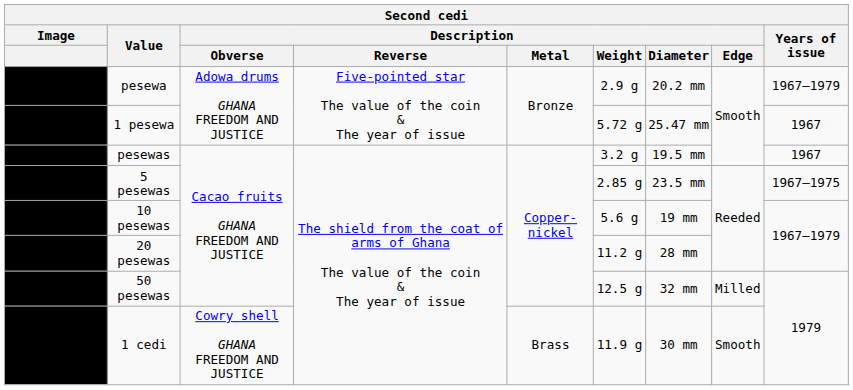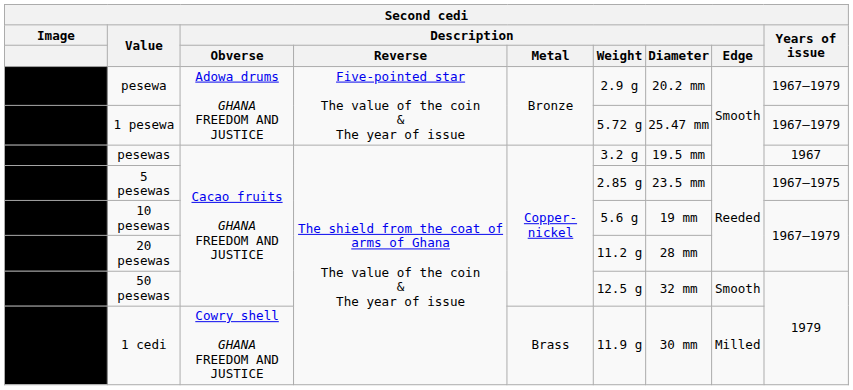(806, 125) 1967 -> (806, 125) 1967–1979
(738, 288) Milled -> (738, 288) Smooth
(738, 345) Smooth -> (738, 345) Milled
